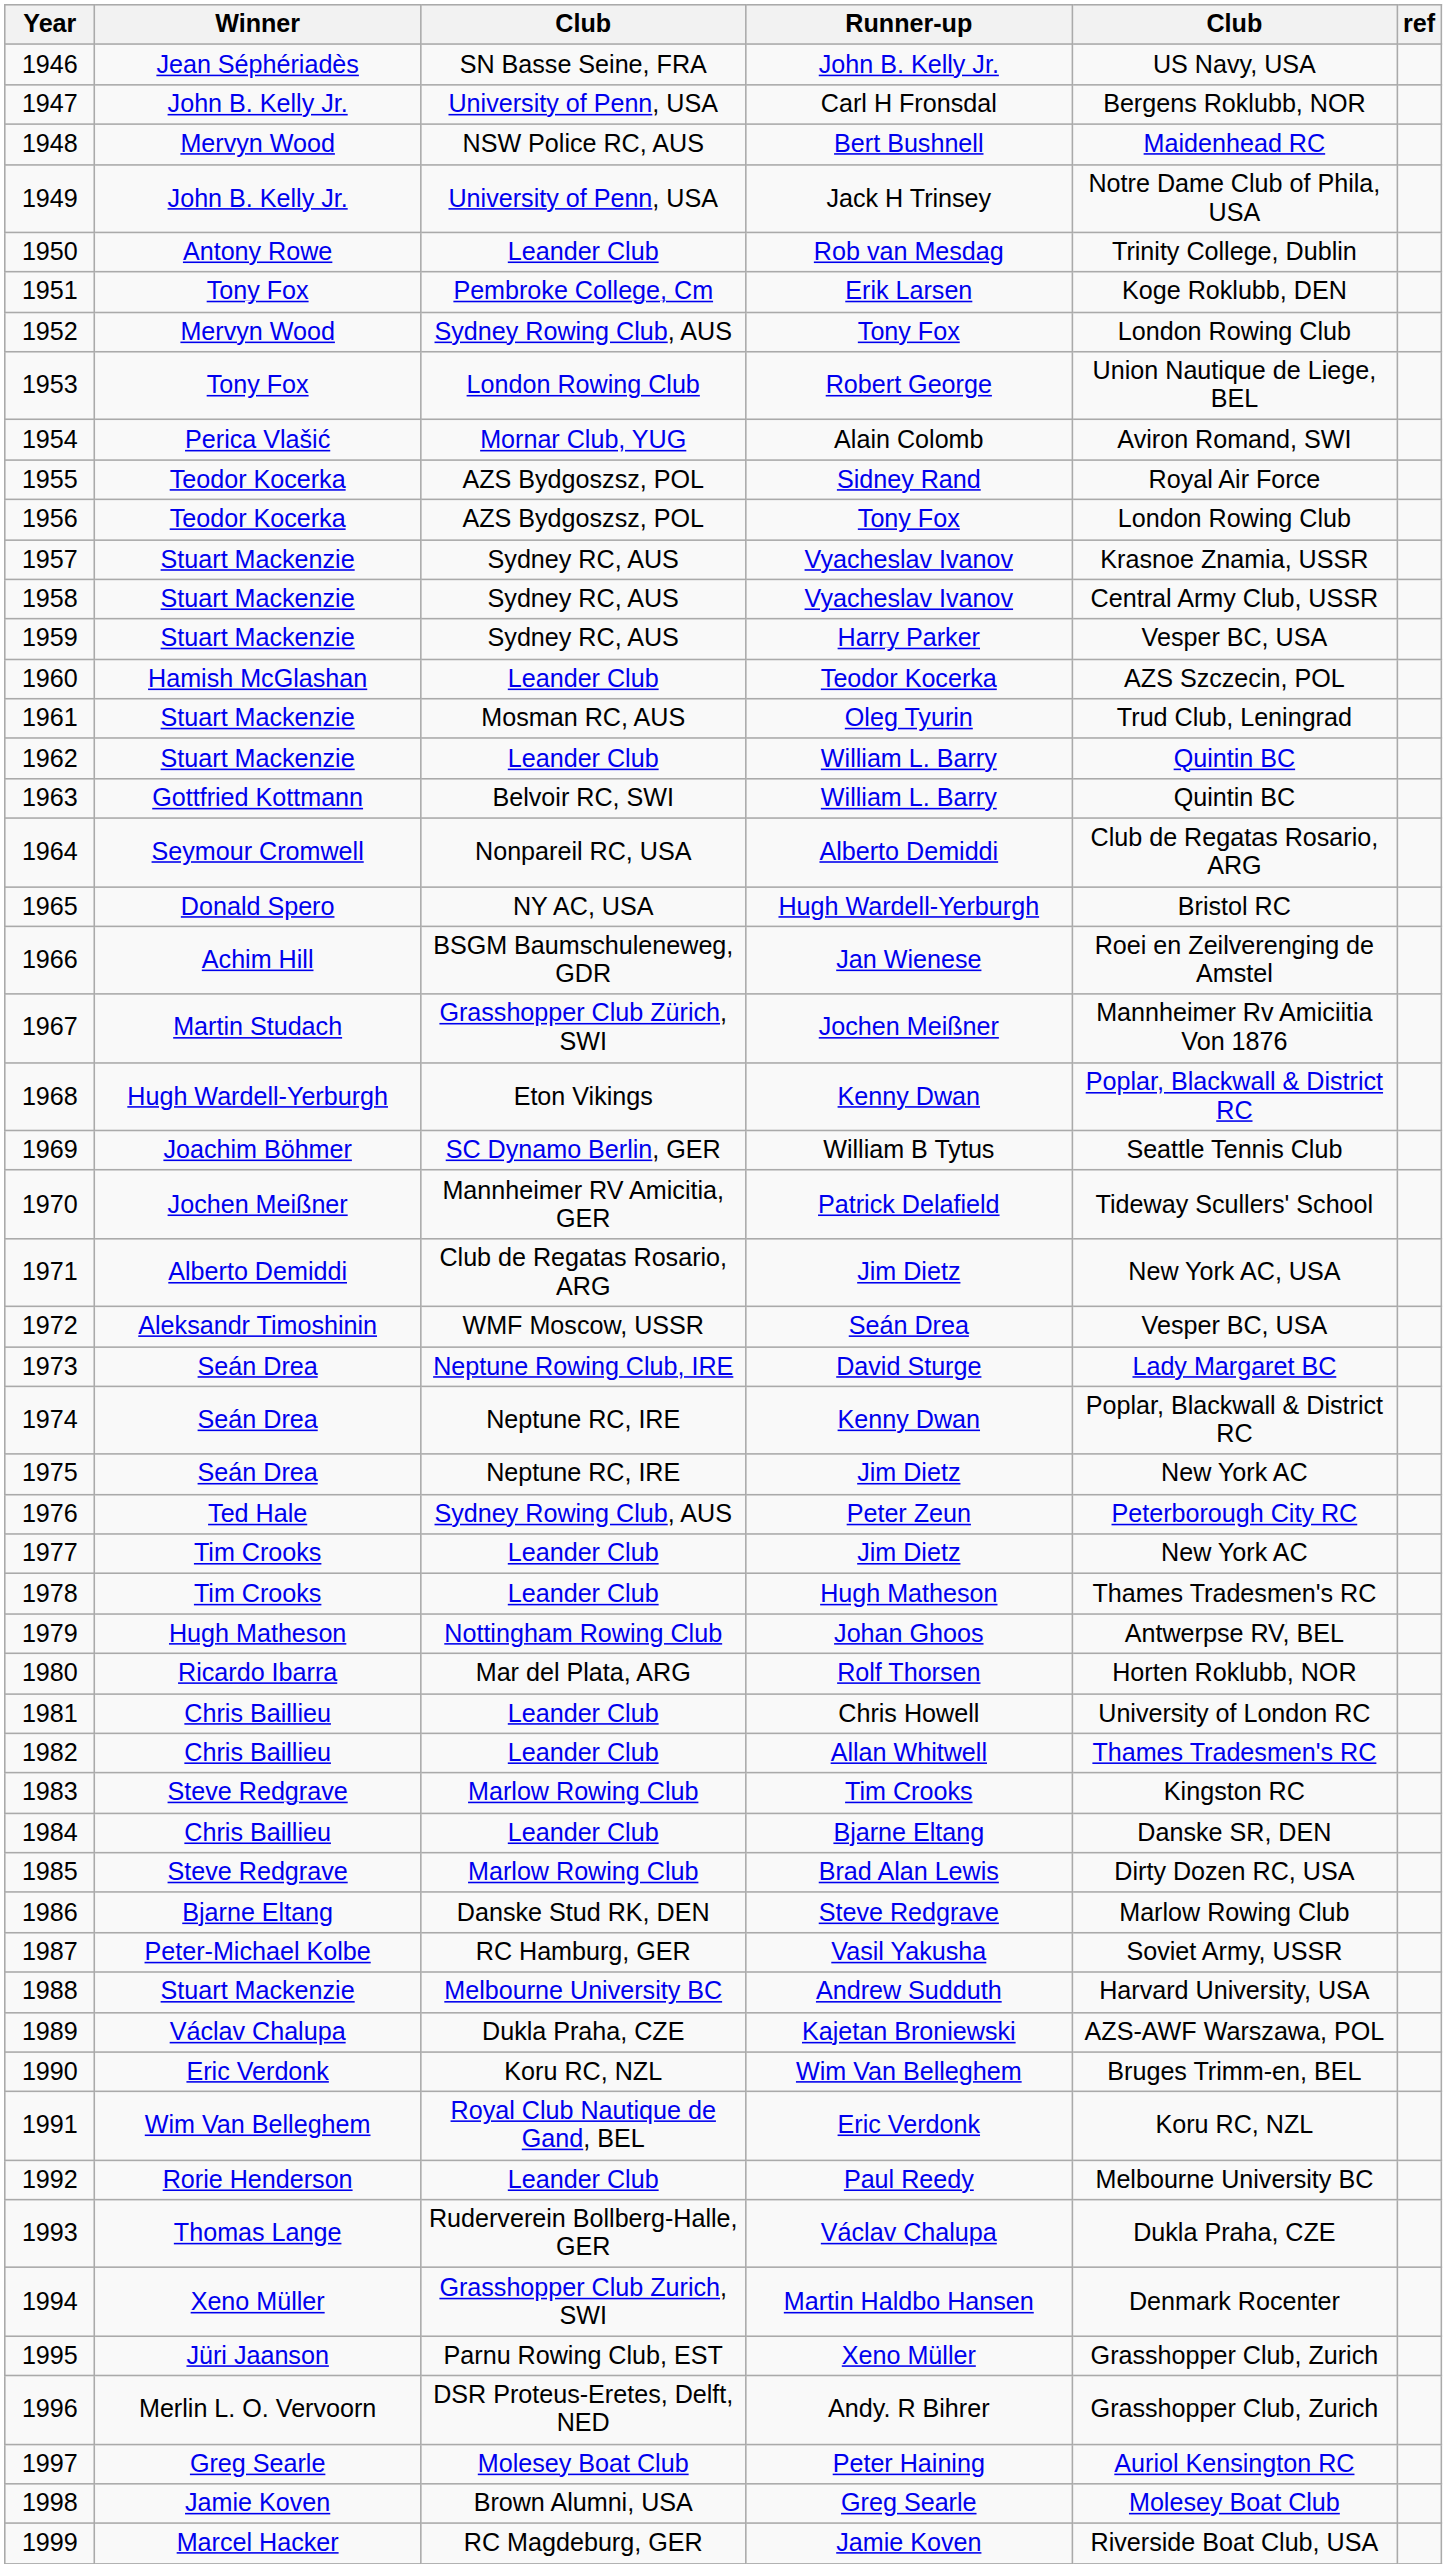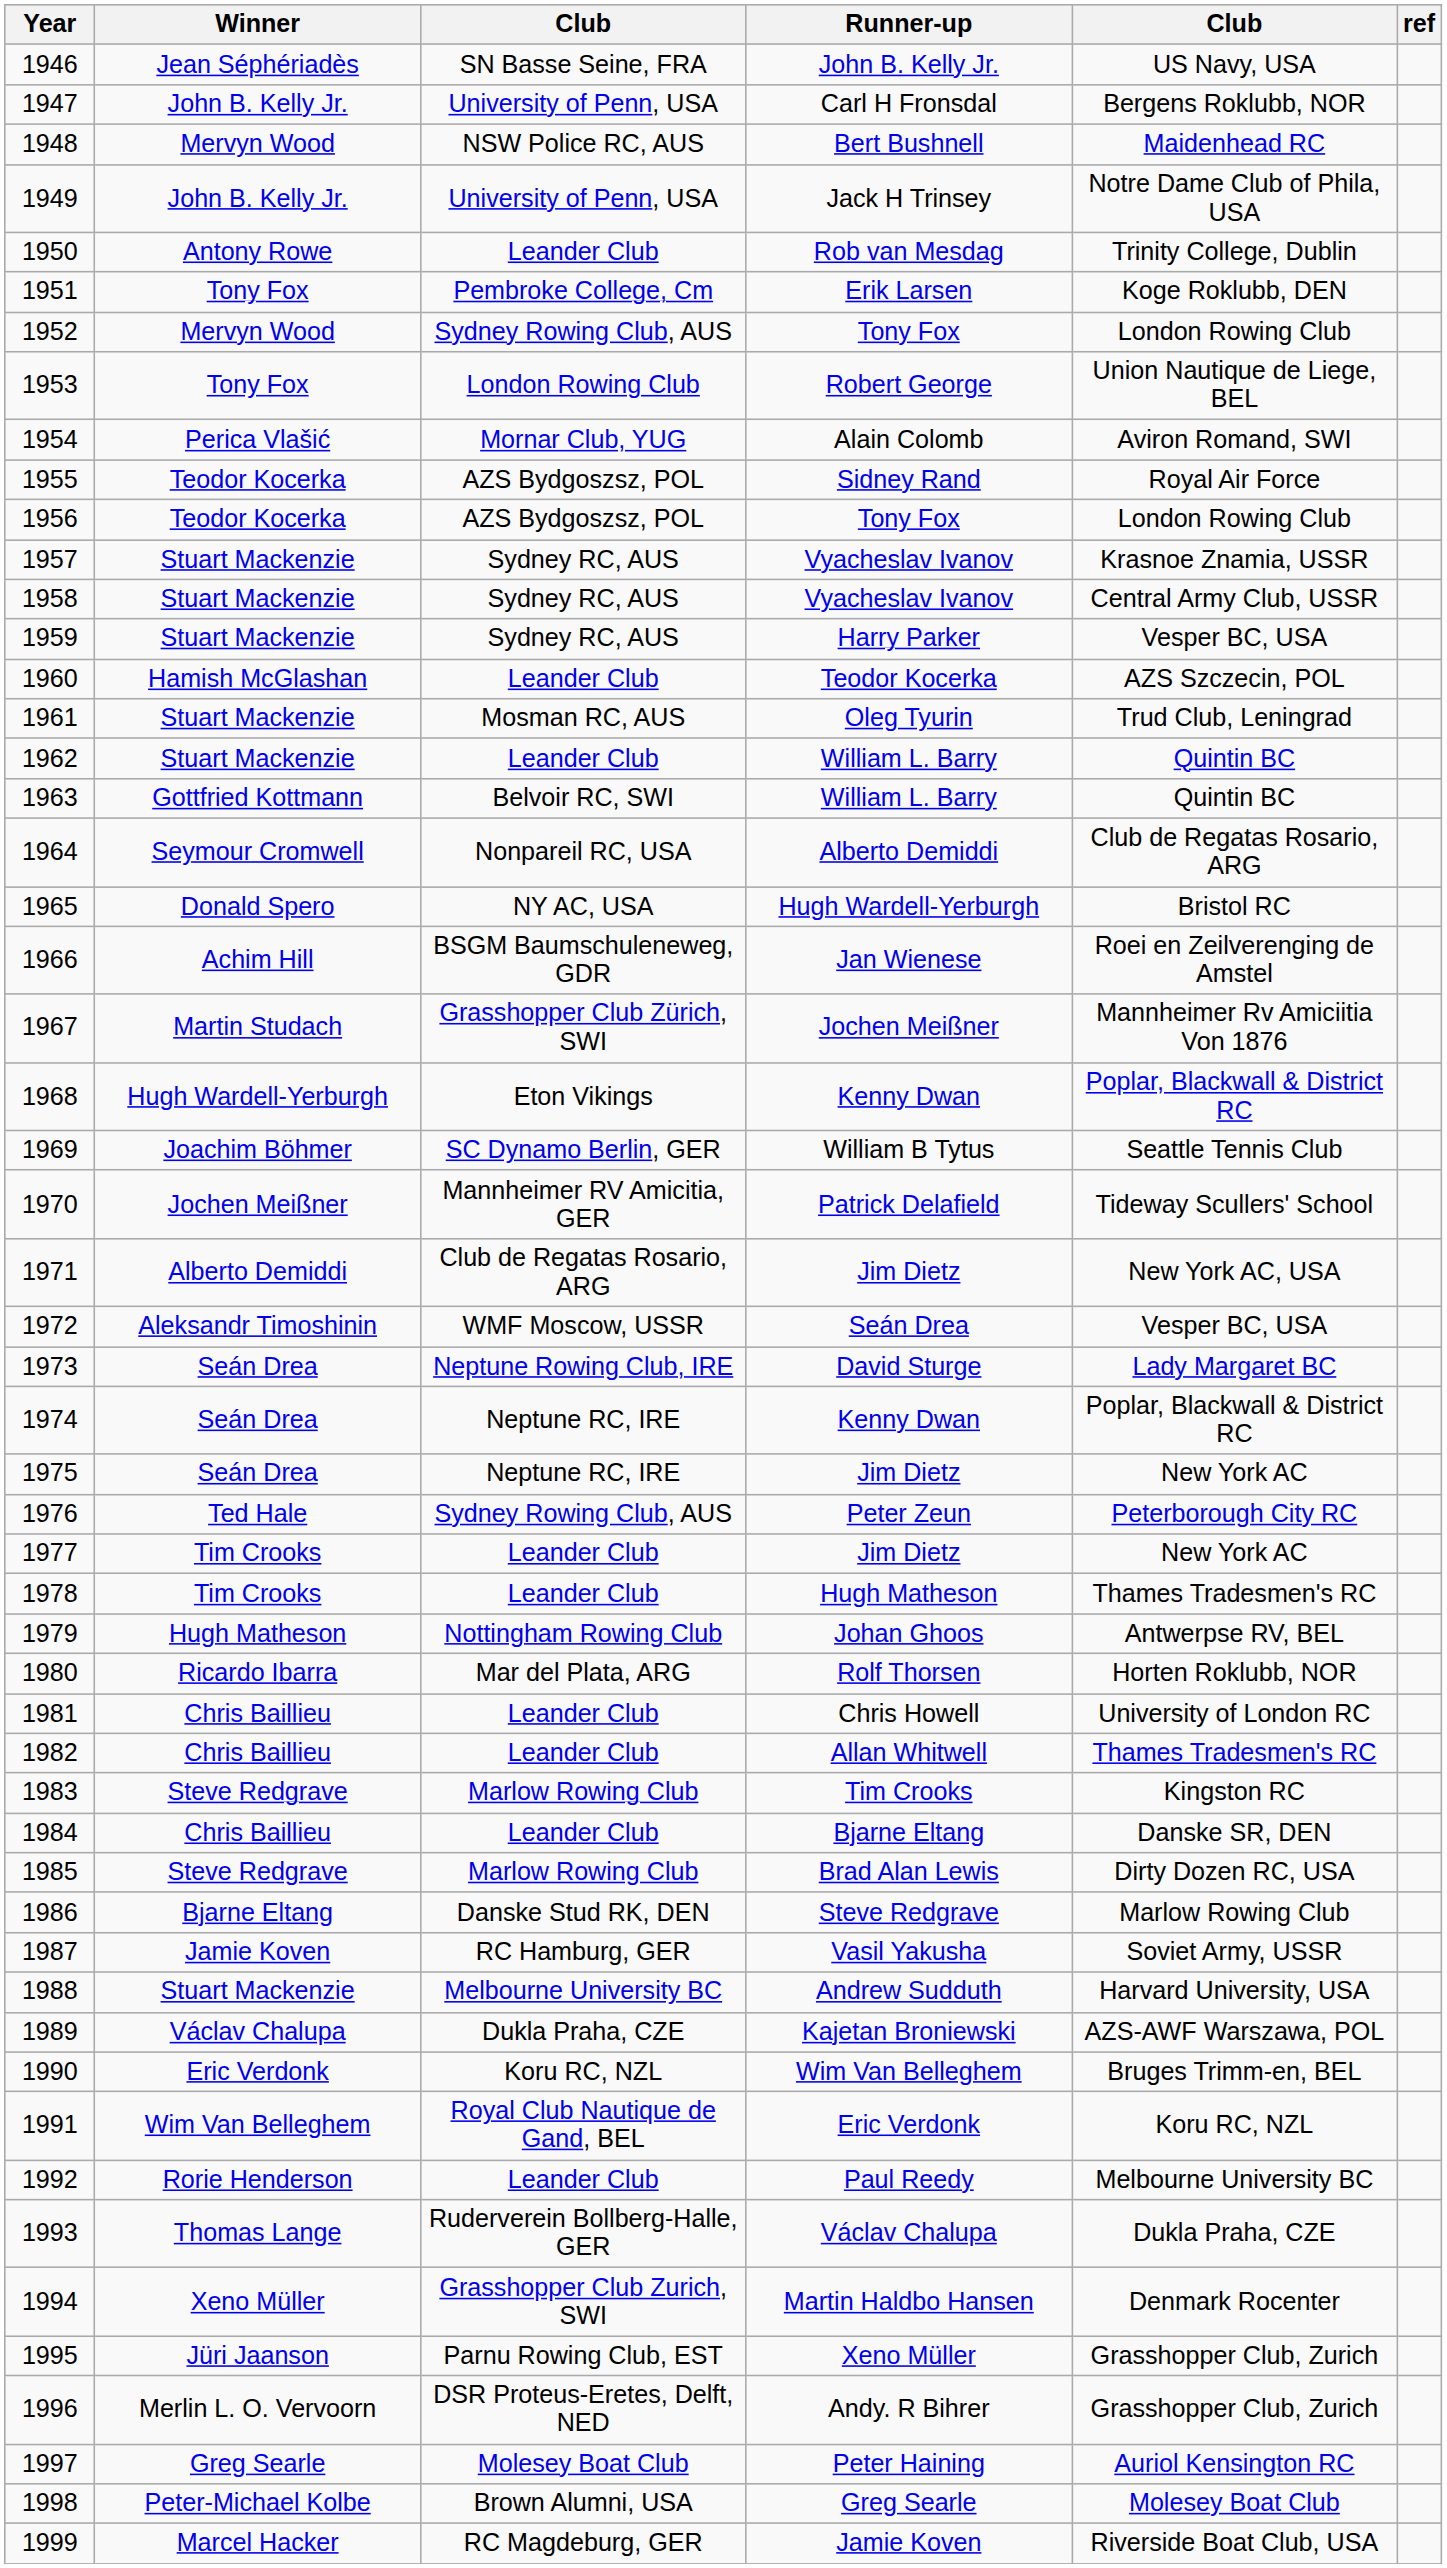(258, 1951) Peter-Michael Kolbe -> (258, 1951) Jamie Koven
(258, 2503) Jamie Koven -> (258, 2503) Peter-Michael Kolbe
